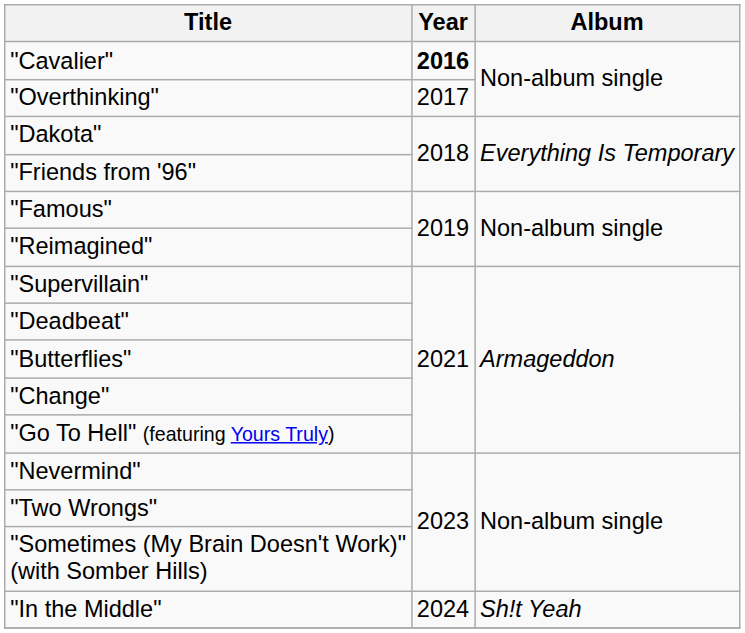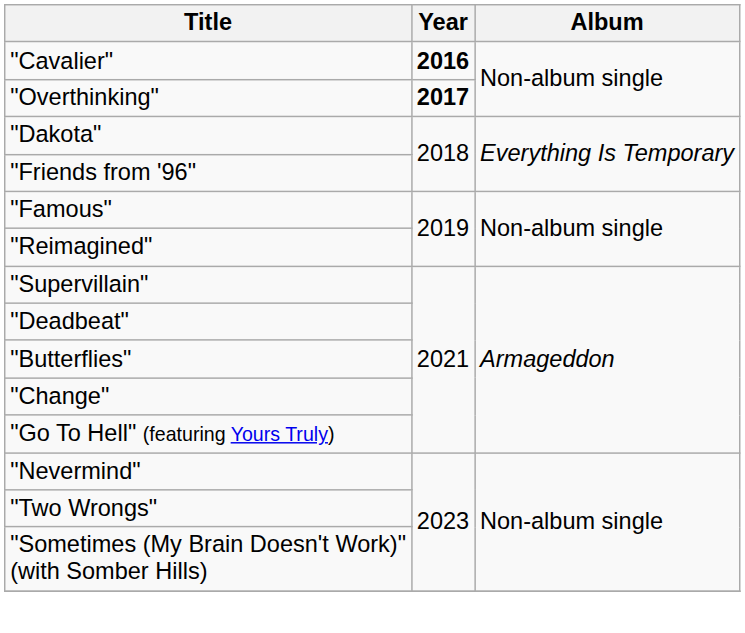(443, 97) normal -> (443, 97) bold
- row: (86, 609)
